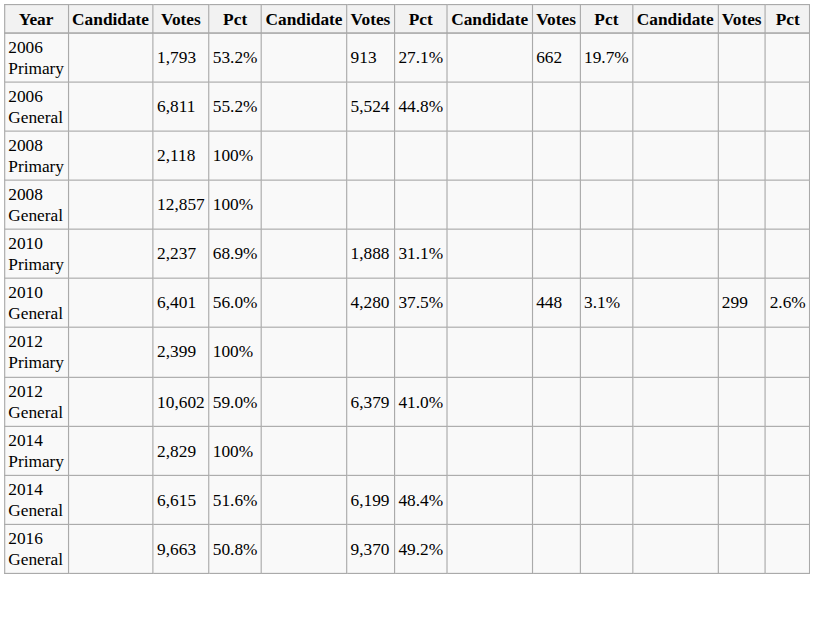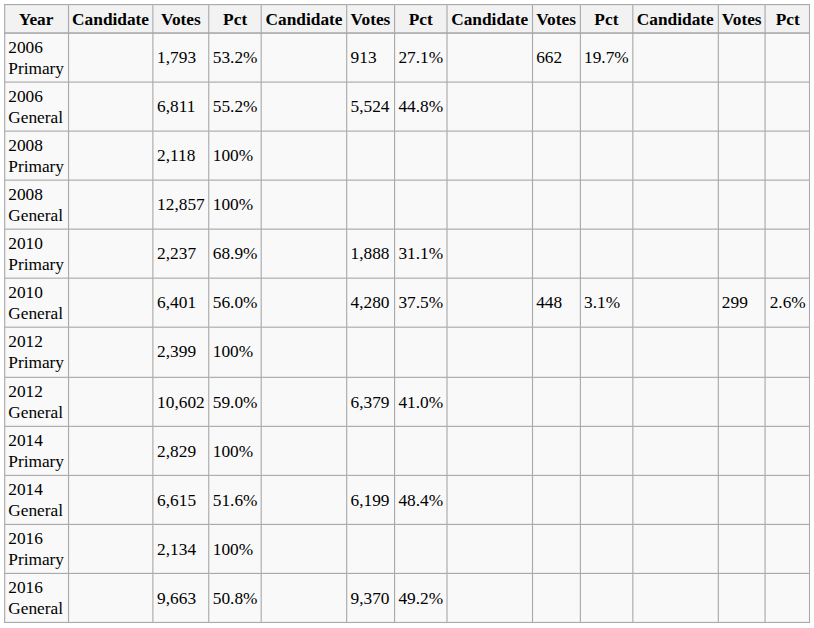+ row: (36, 548)
